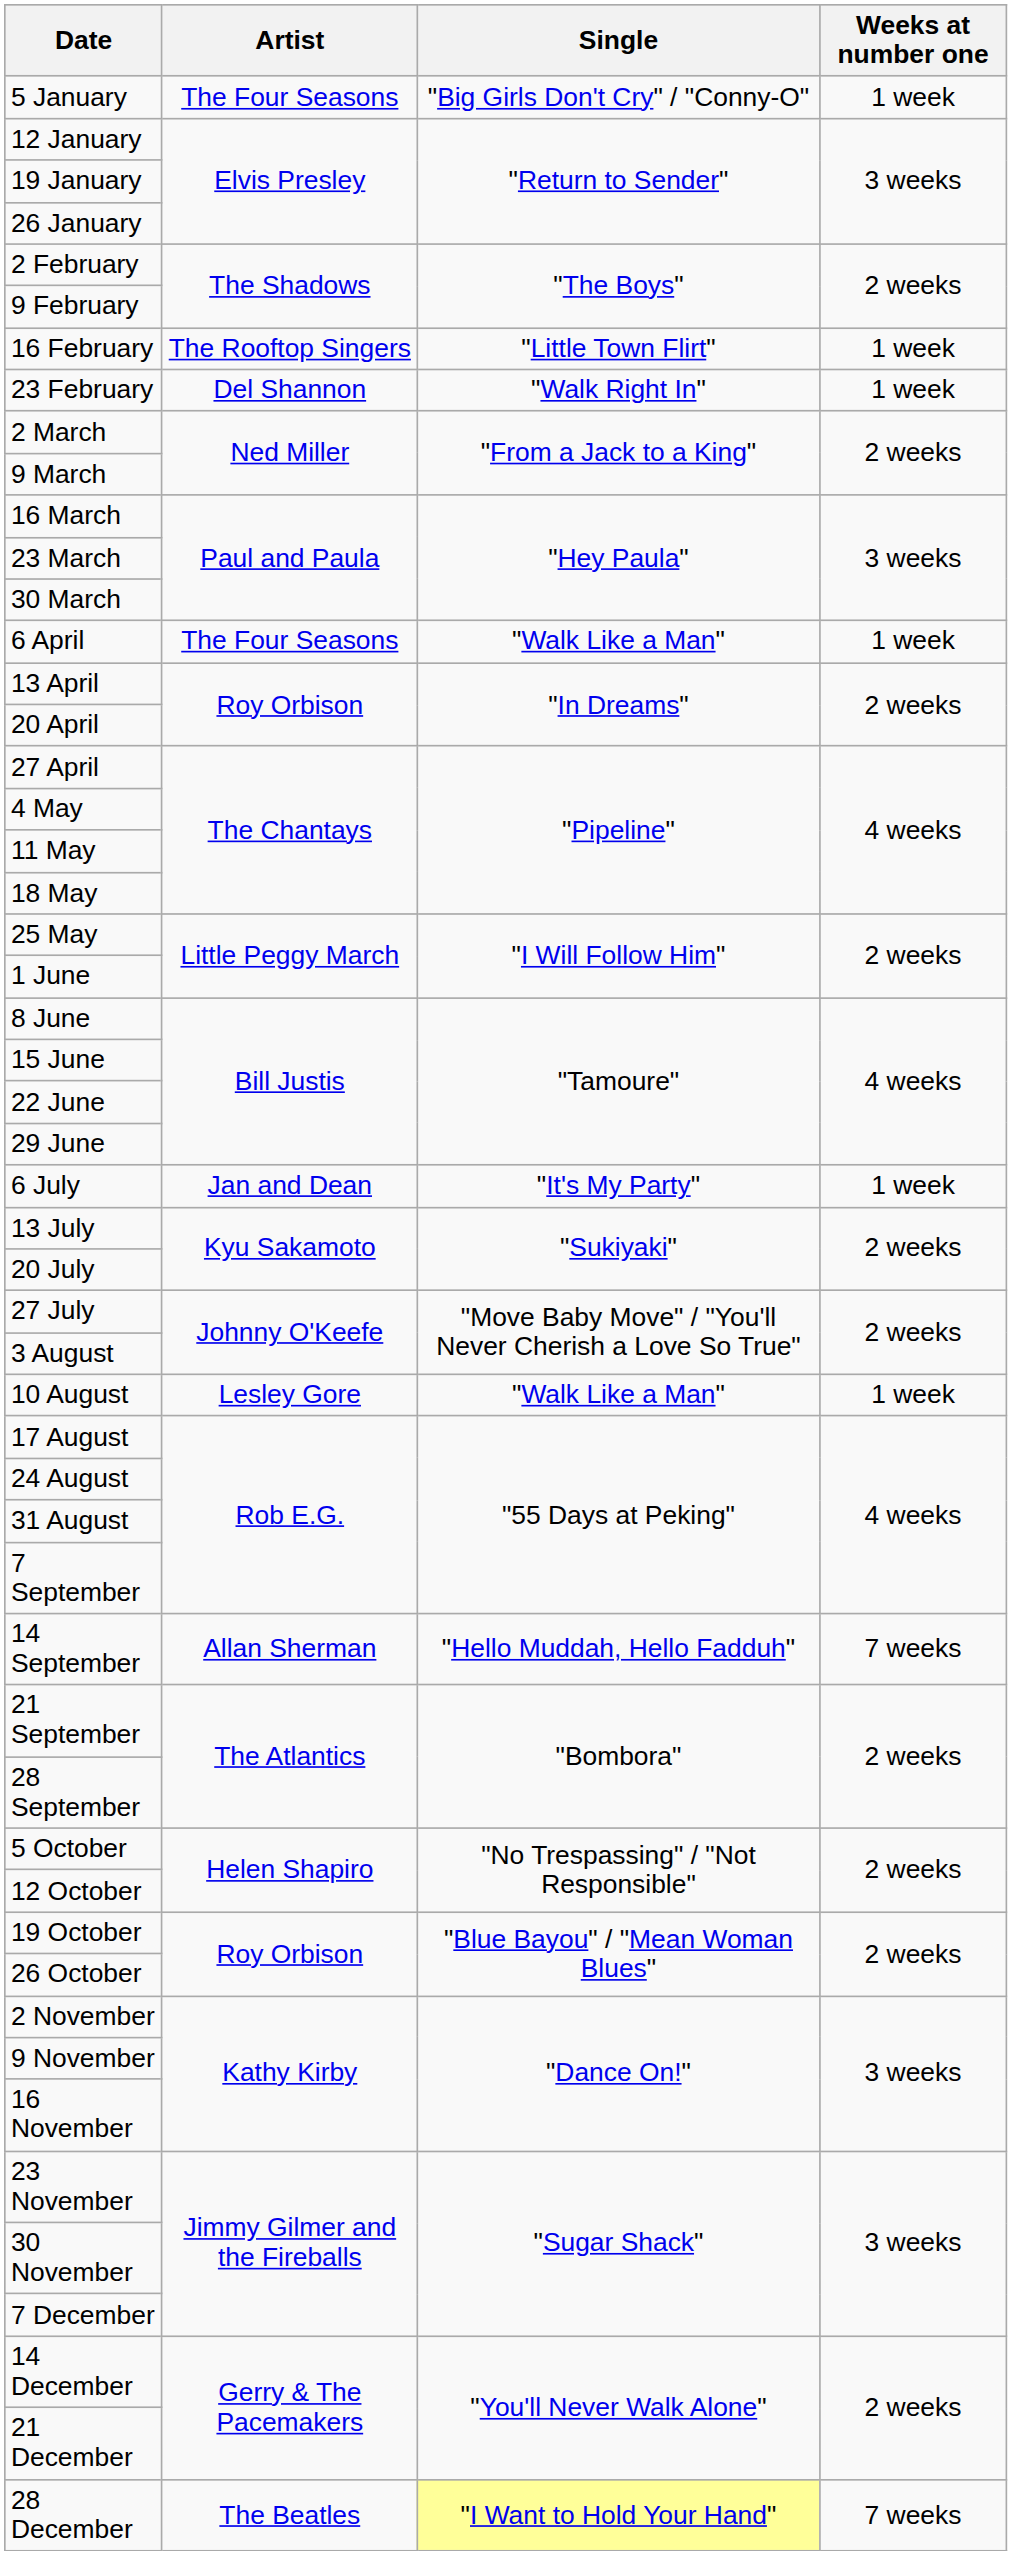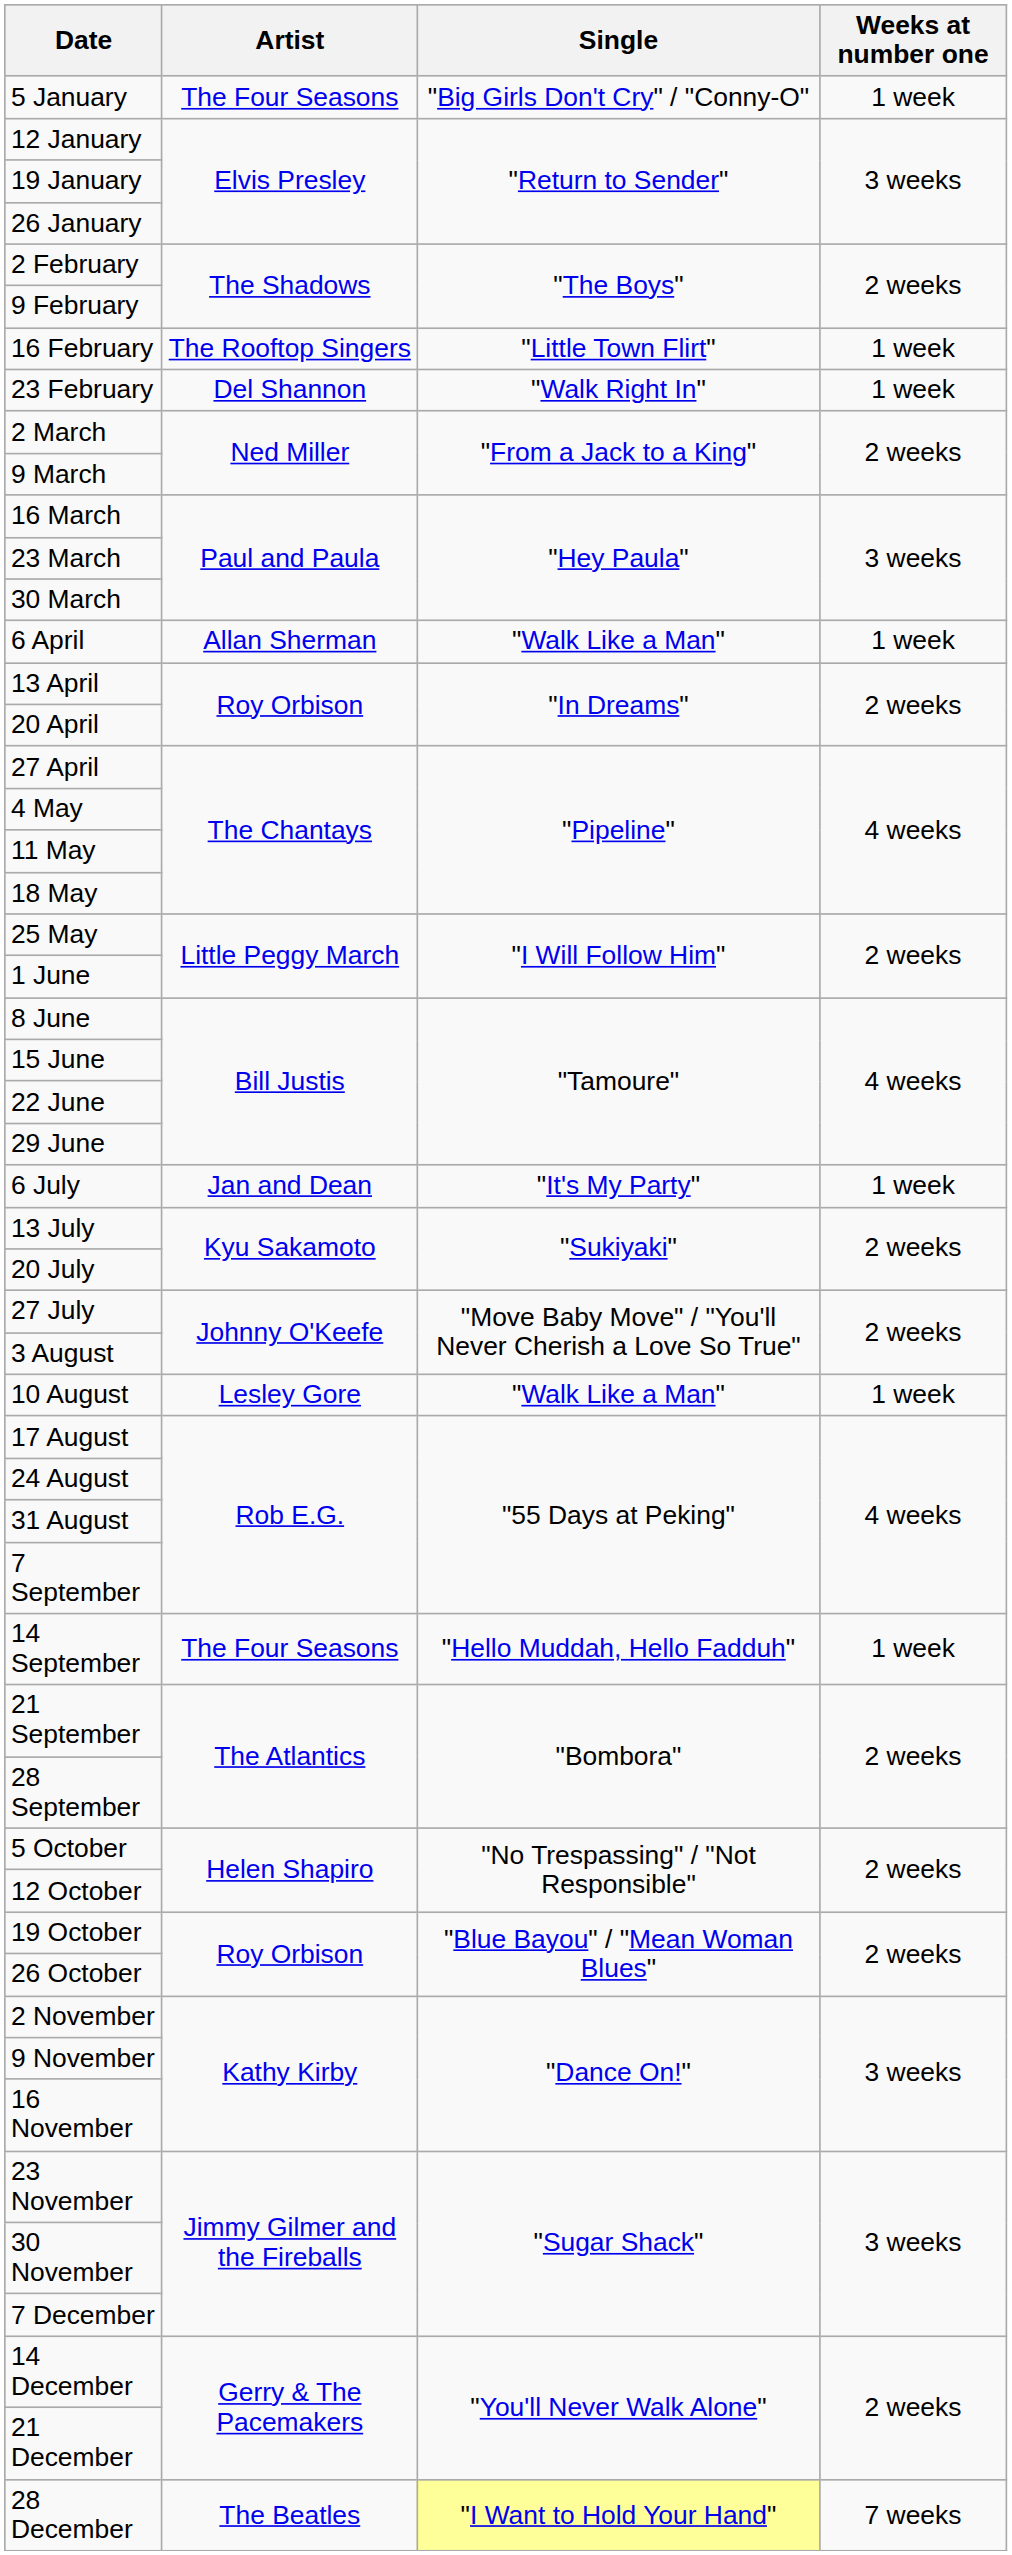(290, 641) The Four Seasons -> (290, 641) Allan Sherman
(290, 1648) Allan Sherman -> (290, 1648) The Four Seasons
(913, 1648) 7 weeks -> (913, 1648) 1 week
